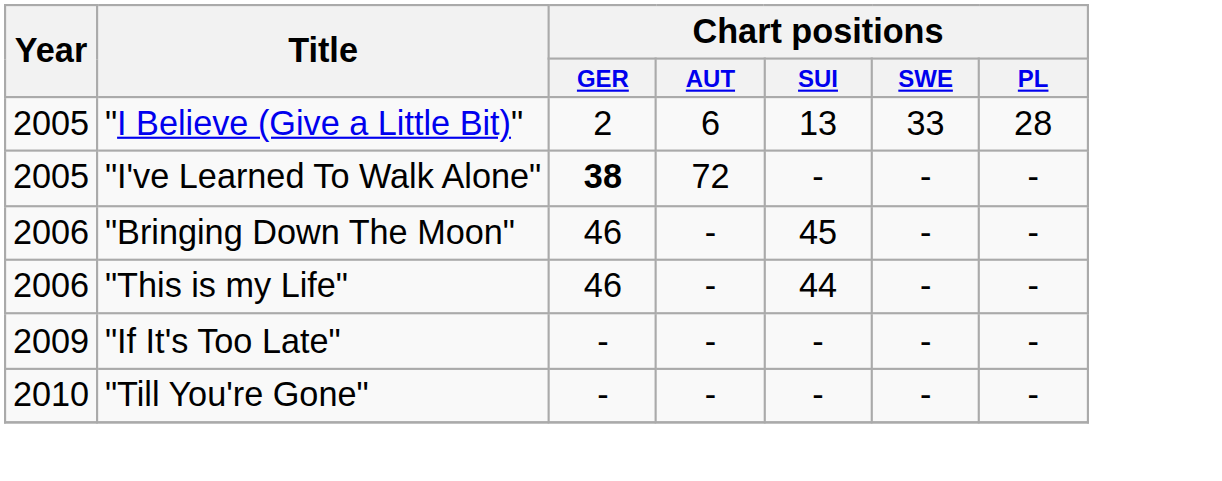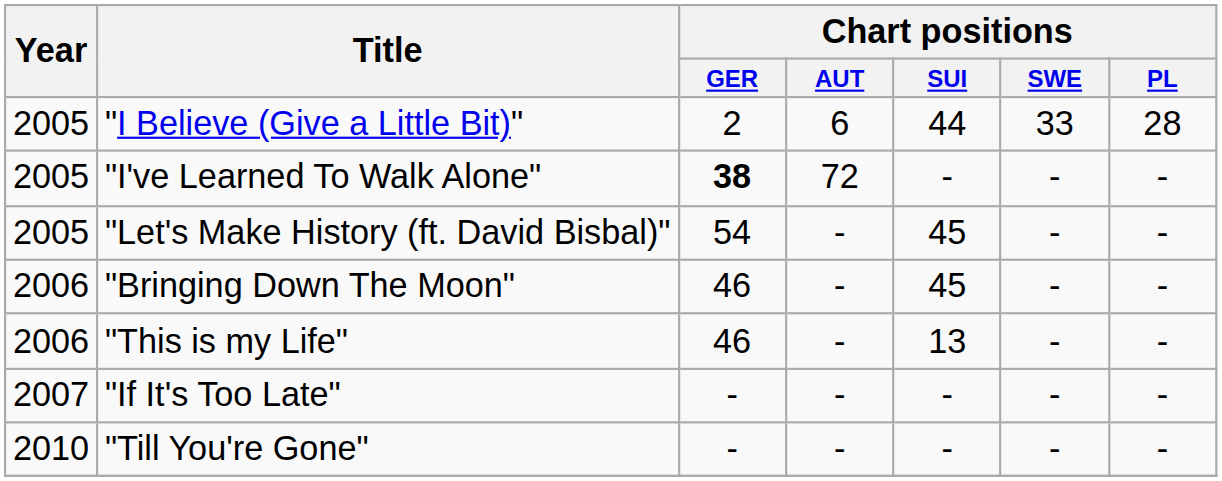(818, 123) 13 -> (947, 123) 44
+ row: (388, 231)
(818, 286) 44 -> (947, 340) 13
(51, 340) 2009 -> (51, 394) 2007
